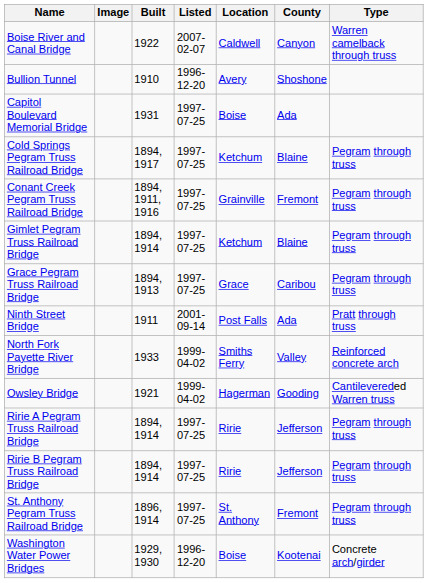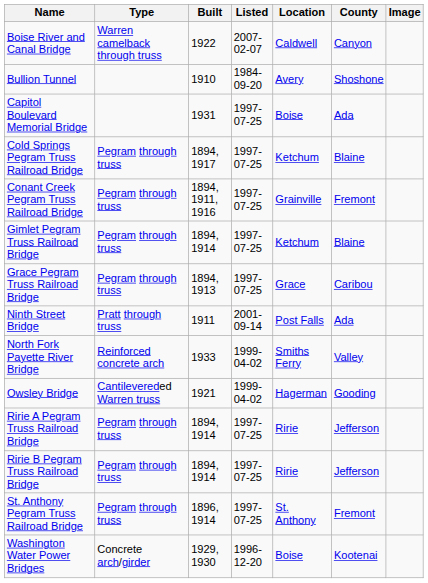columns swapped: (113, 13) <-> (376, 13)
(191, 79) 1996-12-20 -> (248, 79) 1984-09-20
